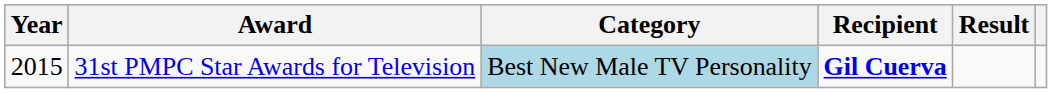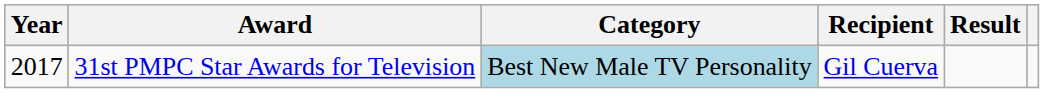(37, 66) 2015 -> (37, 66) 2017
(885, 66) bold -> (881, 66) normal
